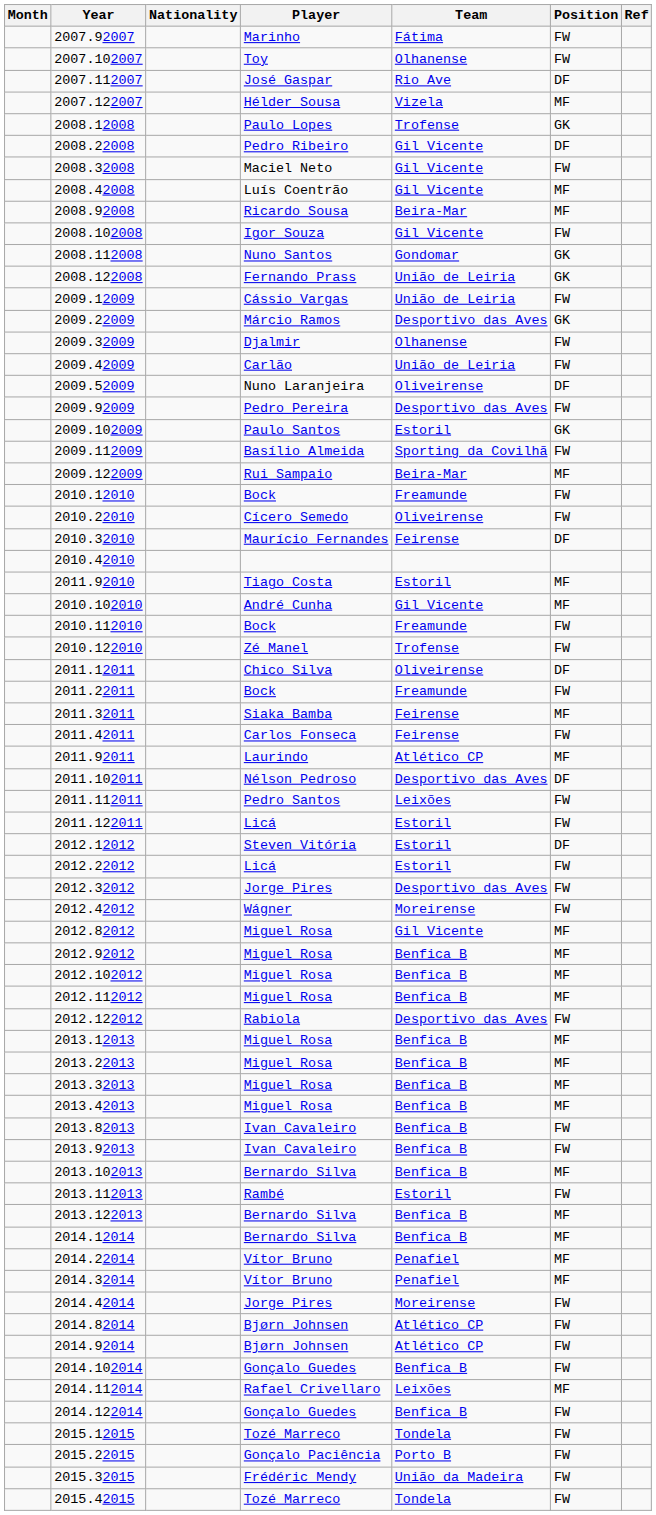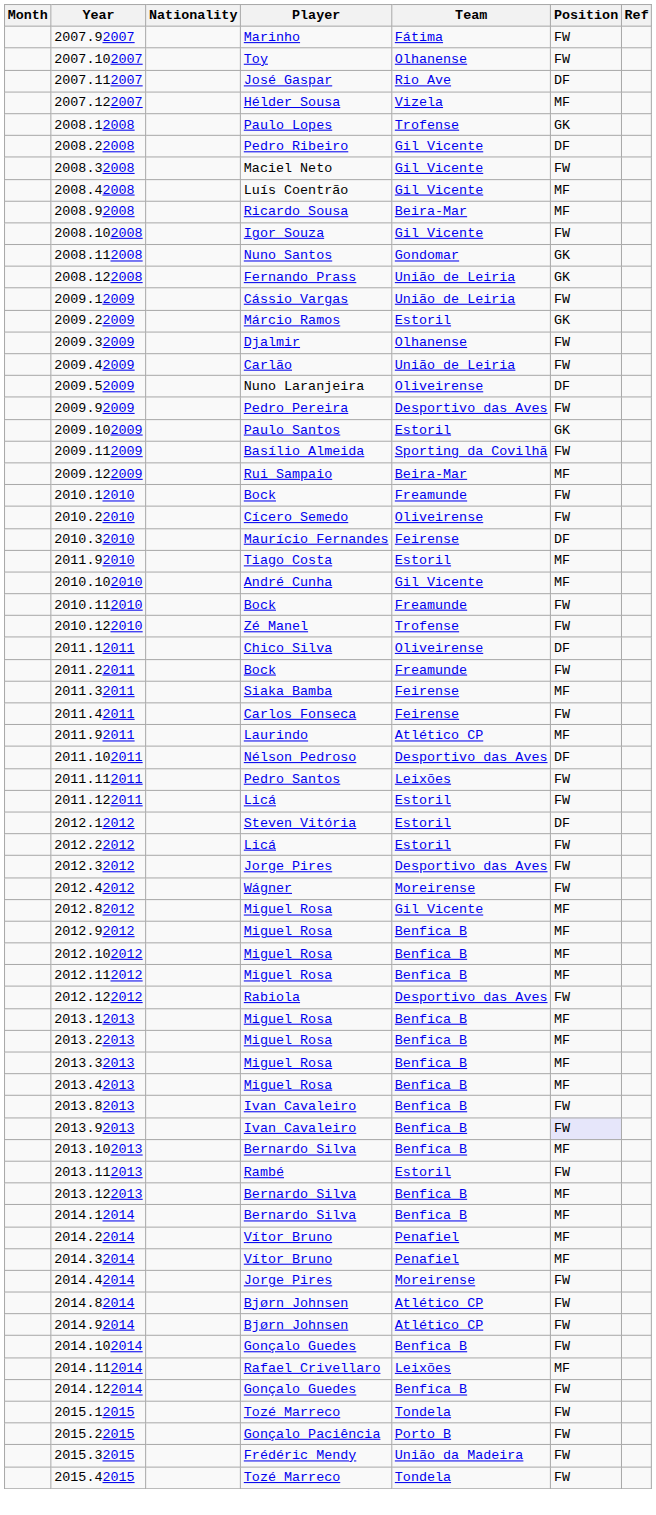(471, 321) Desportivo das Aves -> (423, 321) Estoril
- row: (94, 561)
(562, 1150) no background -> (562, 1128) lavender background
